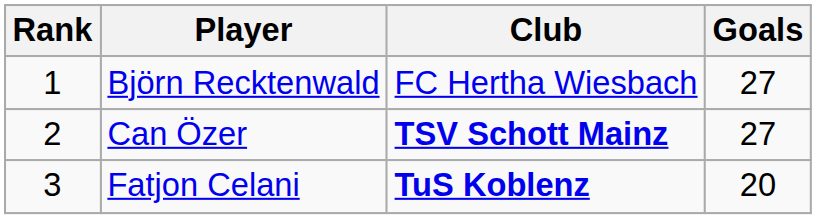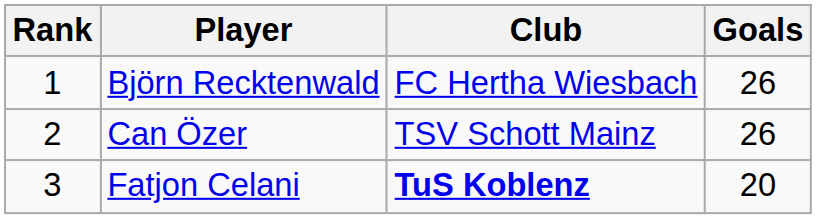(758, 82) 27 -> (758, 82) 26
(532, 133) bold -> (525, 133) normal
(758, 133) 27 -> (758, 133) 26
